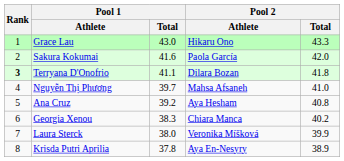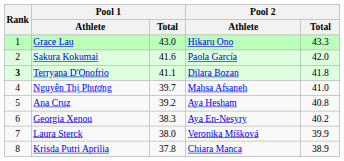(215, 118) Chiara Manca -> (217, 118) Aya En-Nesyry
(217, 149) Aya En-Nesyry -> (215, 149) Chiara Manca
